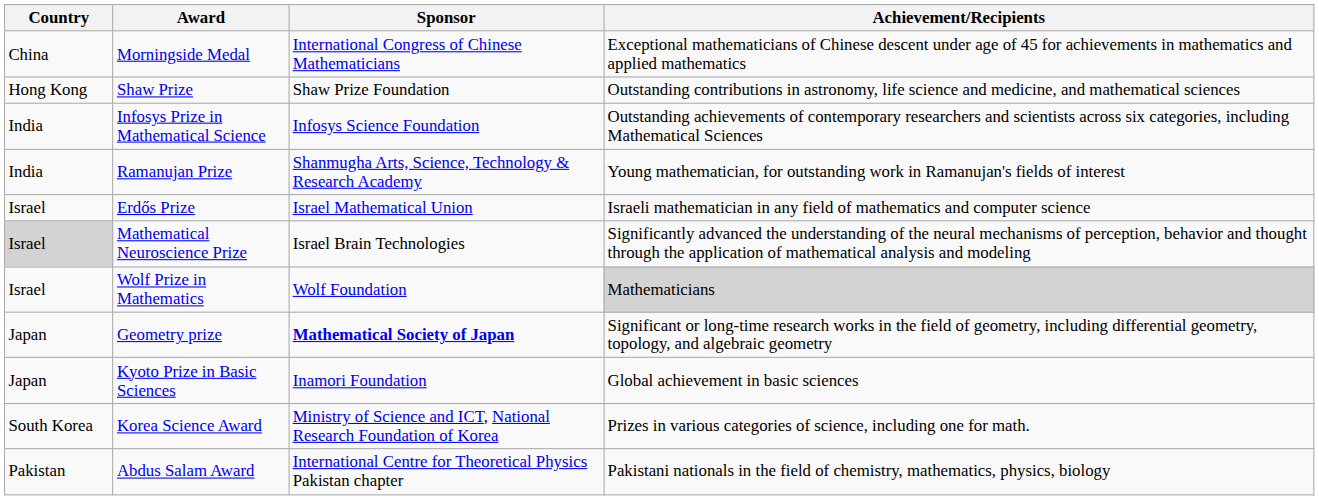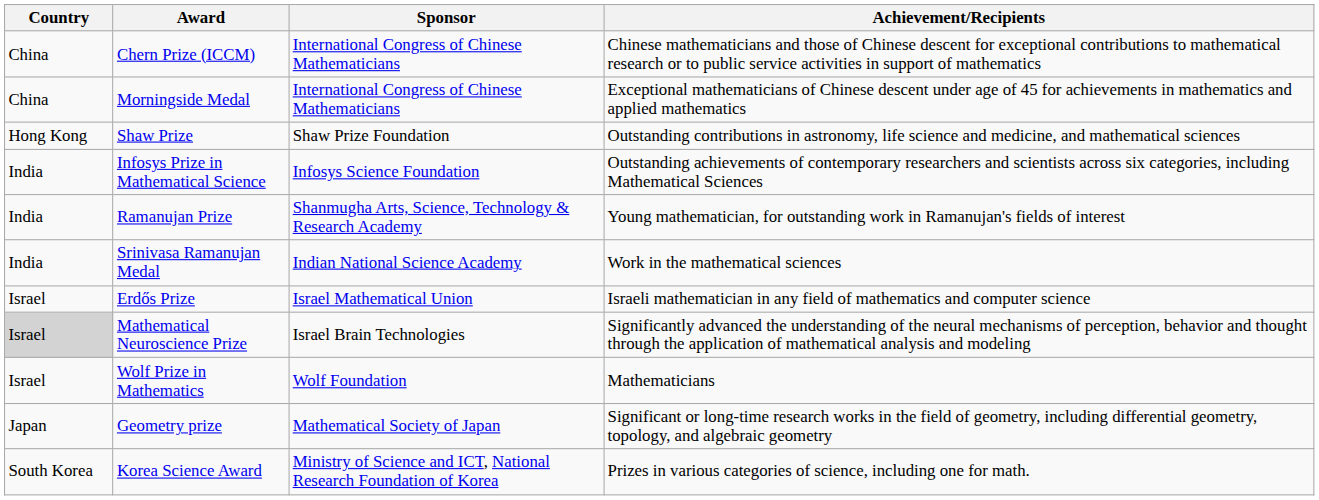+ row: (186, 53)
+ row: (189, 262)
(661, 289) lightgrey background -> (661, 380) no background
(404, 334) bold -> (396, 426) normal
- row: (187, 380)
- row: (186, 471)
